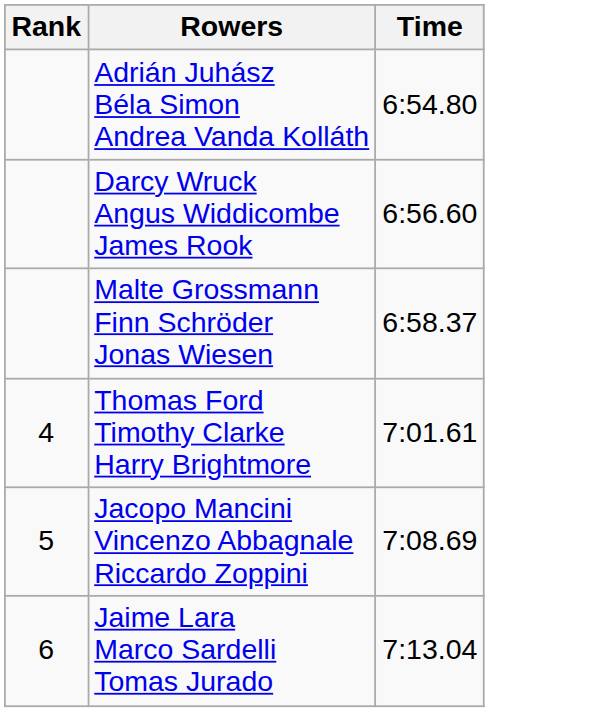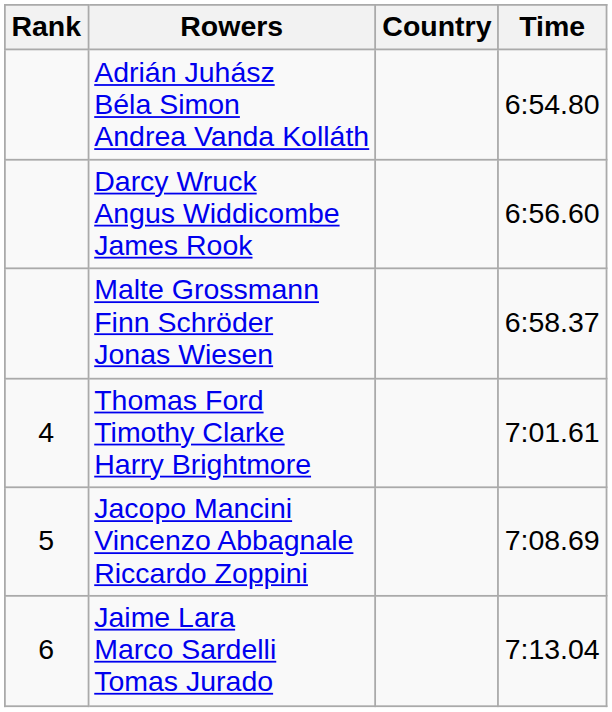+ column: (437, 27)
